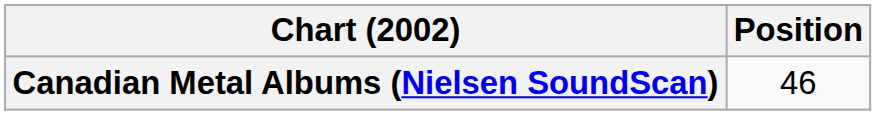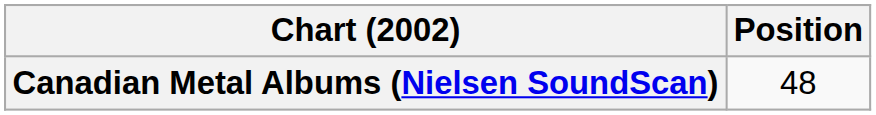(798, 82) 46 -> (798, 82) 48
